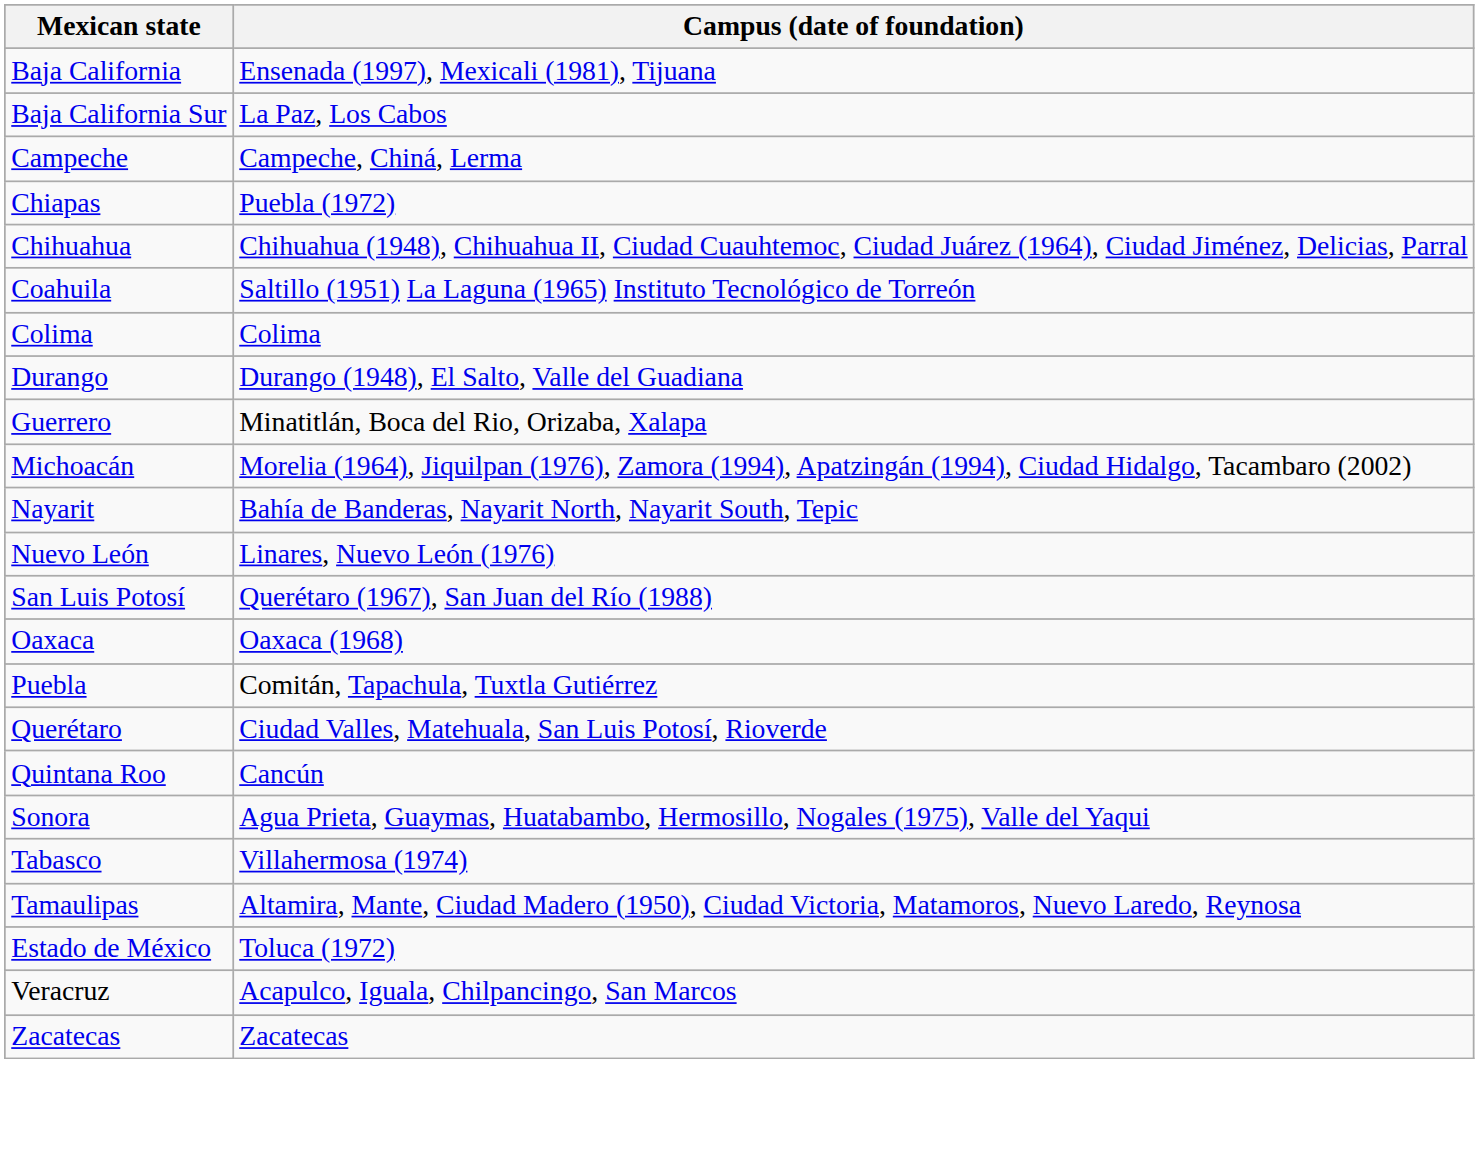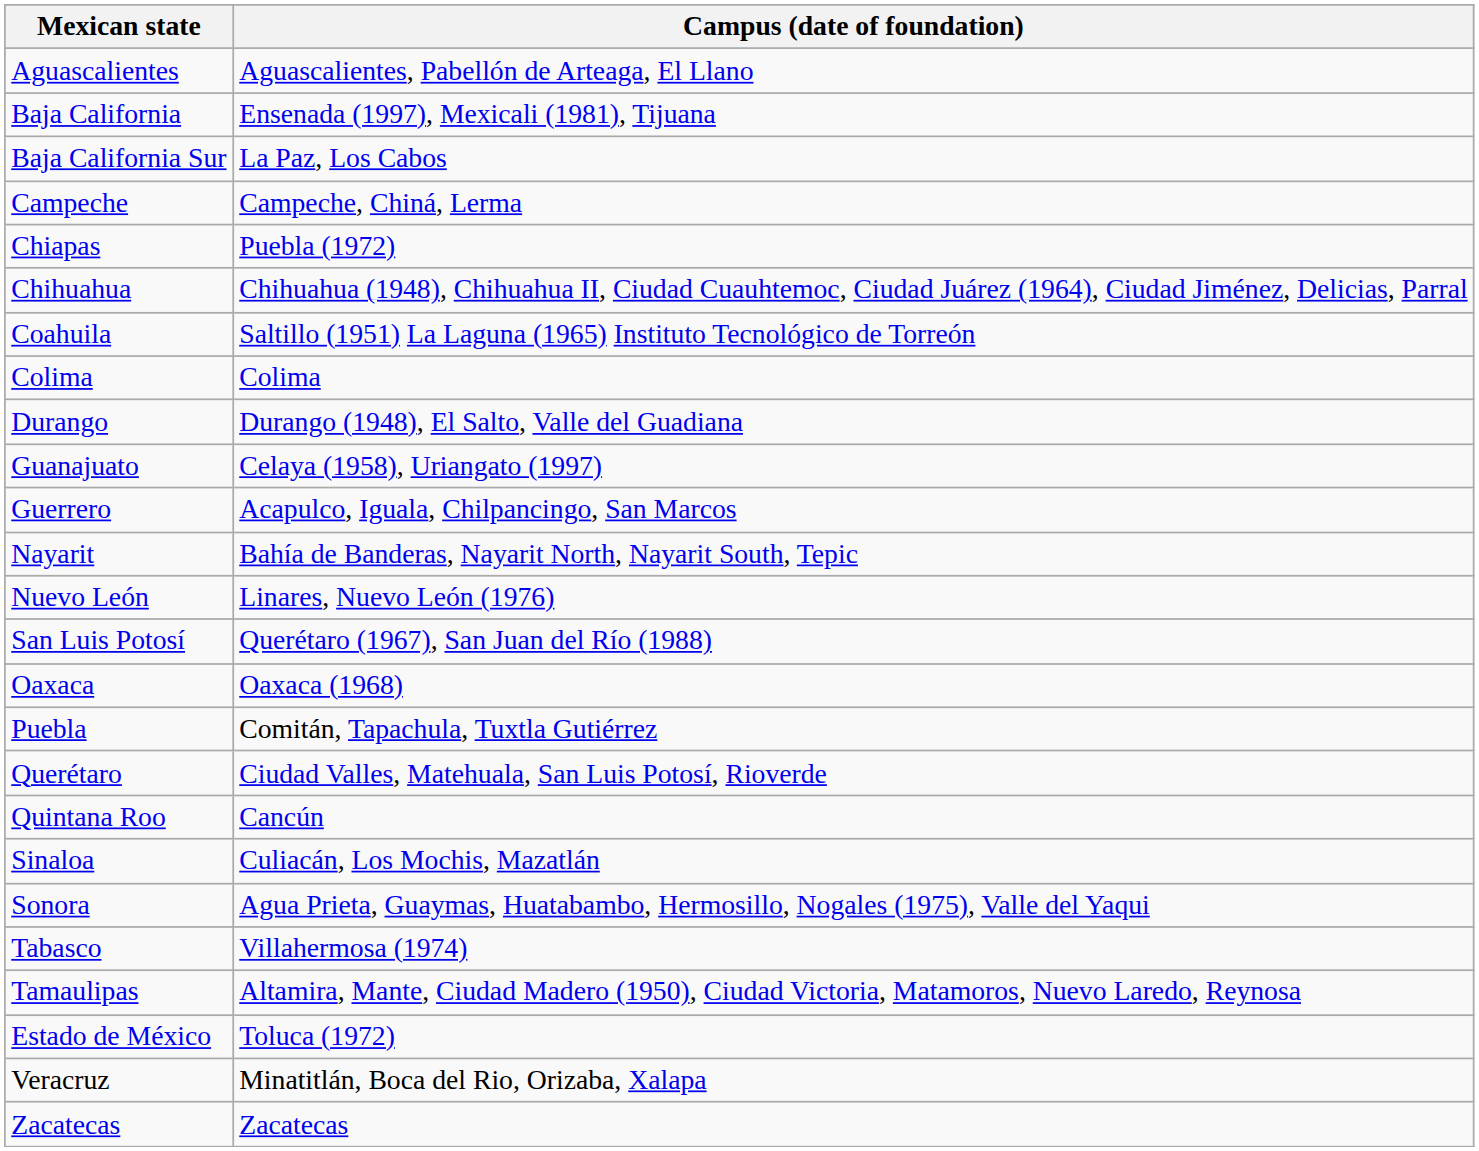+ row: (95, 70)
+ row: (75, 465)
(473, 421) Minatitlán, Boca del Rio, Orizaba, Xalapa -> (488, 509) Acapulco, Iguala, Chilpancingo, San Marcos
- row: (73, 465)
+ row: (53, 860)
(488, 992) Acapulco, Iguala, Chilpancingo, San Marcos -> (473, 1080) Minatitlán, Boca del Rio, Orizaba, Xalapa
